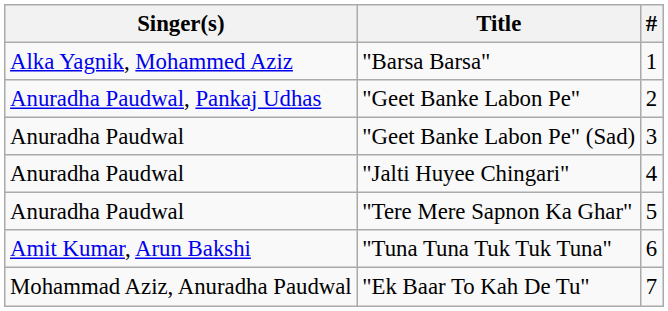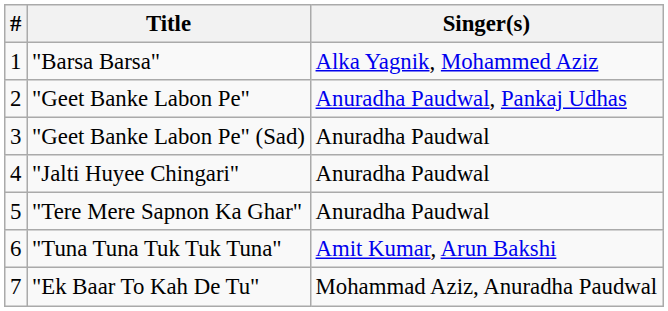columns swapped: (652, 23) <-> (181, 23)
